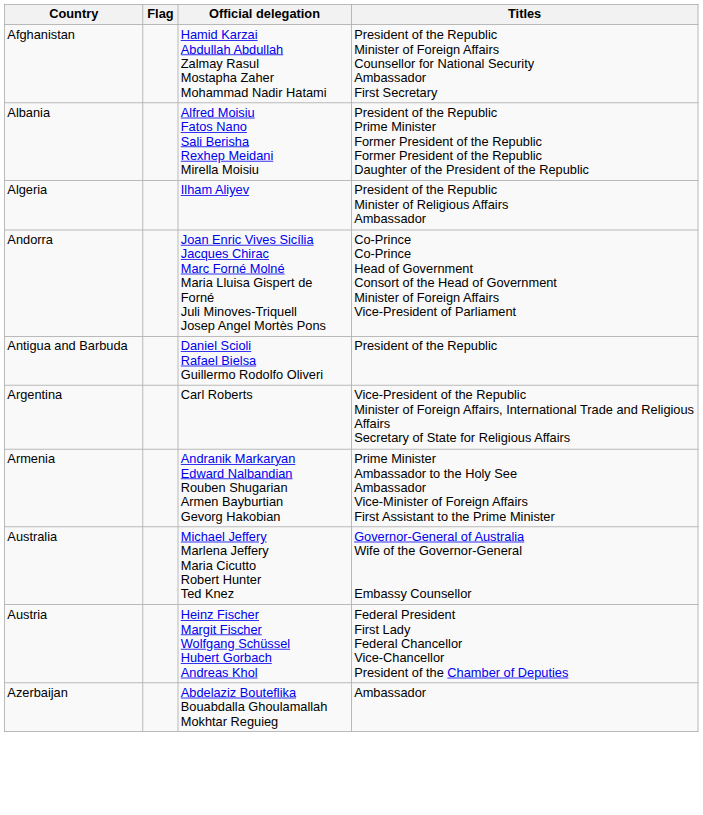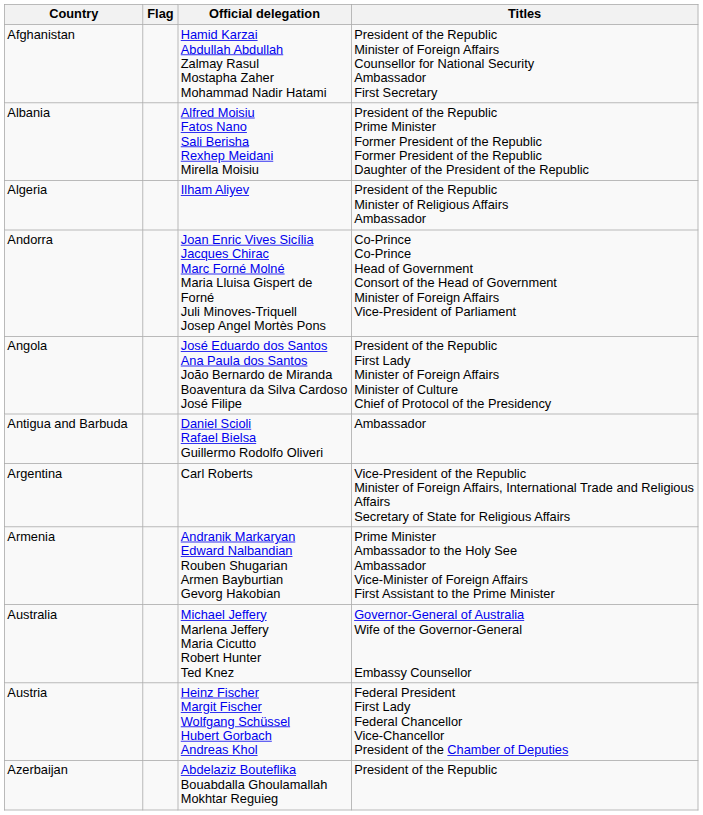+ row: (27, 346)
(426, 346) President of the Republic -> (390, 424) Ambassador
(390, 692) Ambassador -> (426, 770) President of the Republic
